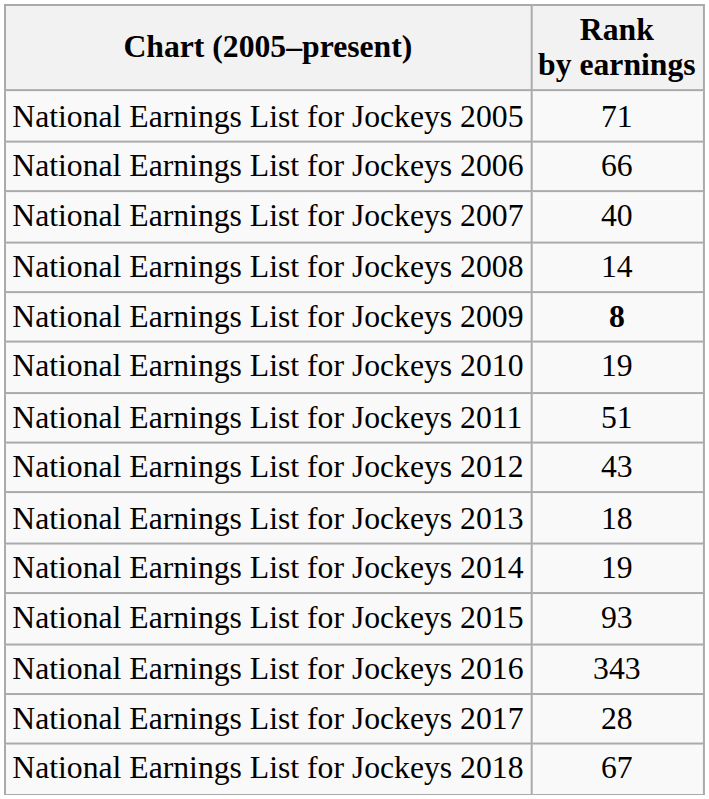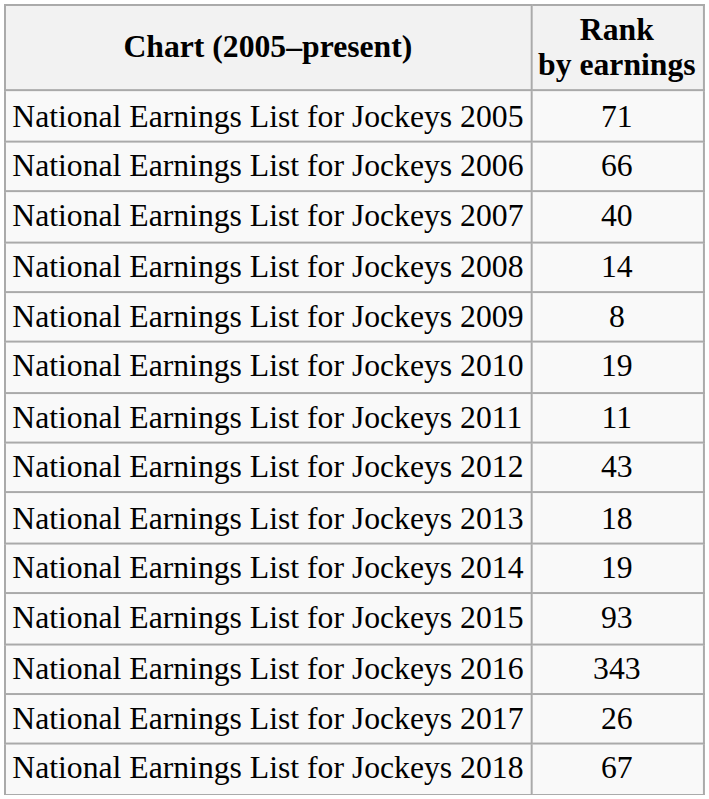(617, 316) bold -> (617, 316) normal
(617, 416) 51 -> (617, 416) 11
(617, 718) 28 -> (617, 718) 26
